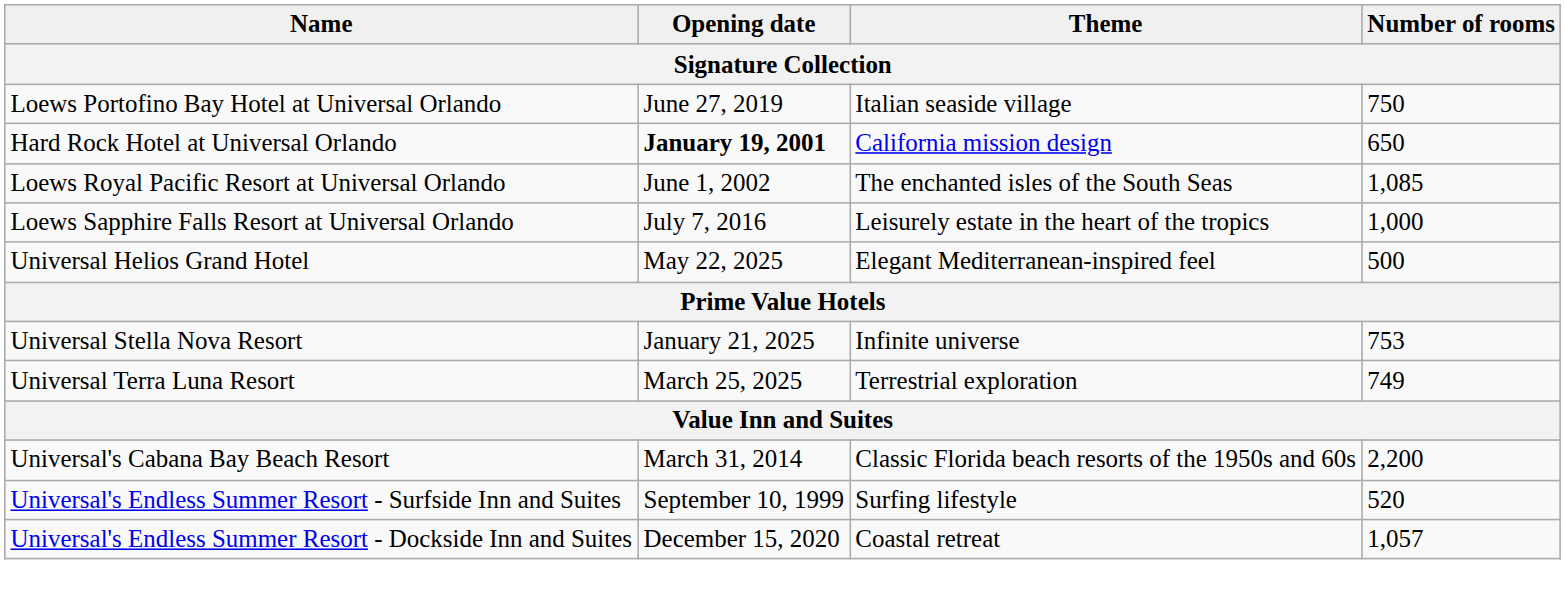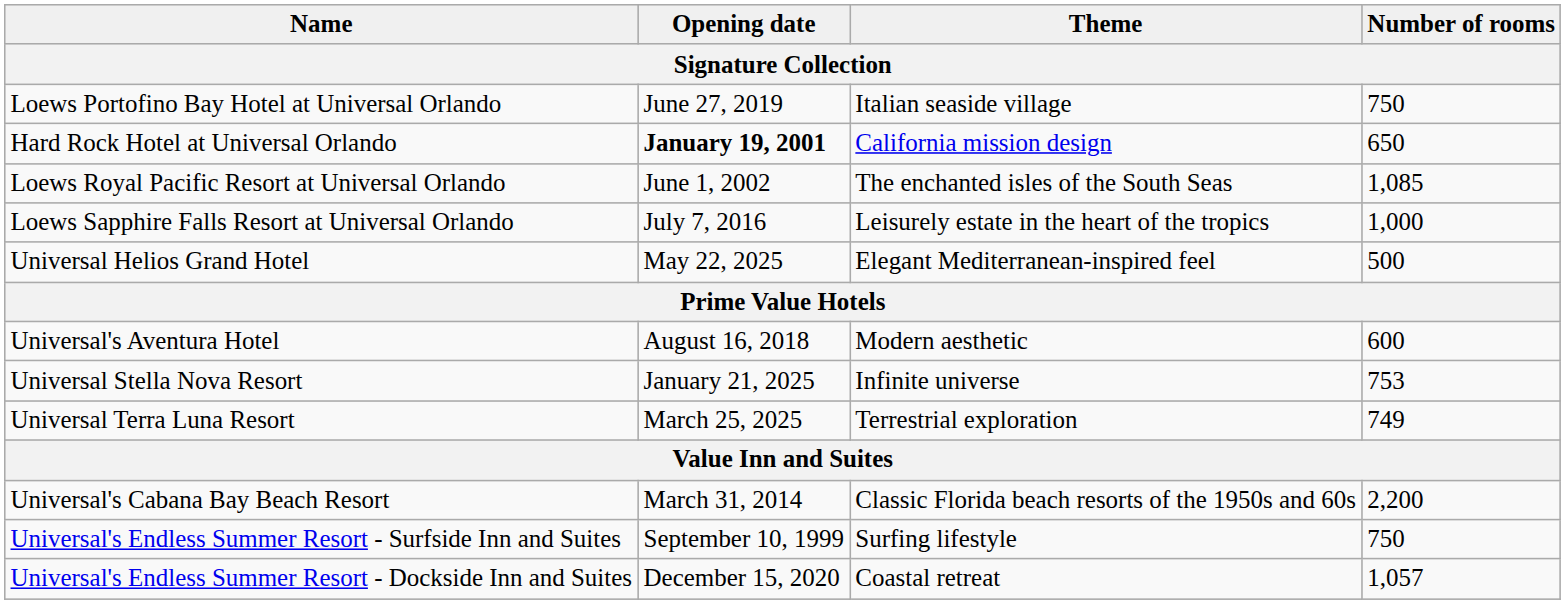+ row: (145, 340)
(1386, 499) 520 -> (1386, 538) 750
